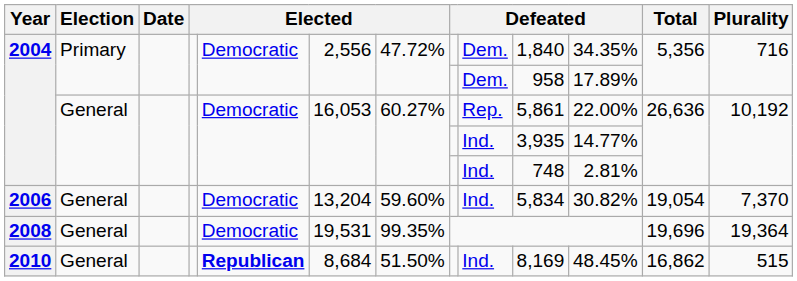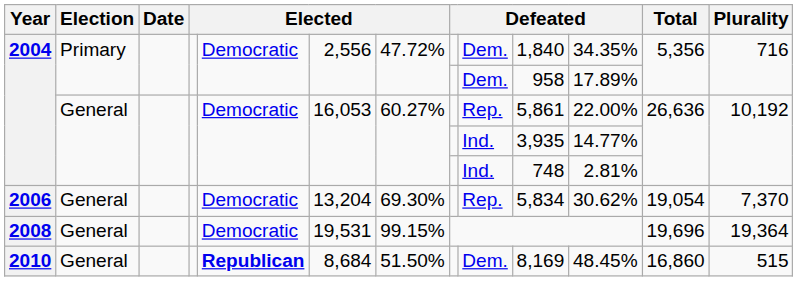(412, 200) 59.60% -> (412, 200) 69.30%
(478, 200) Ind. -> (482, 200) Rep.
(605, 200) 30.82% -> (605, 200) 30.62%
(412, 230) 99.35% -> (412, 230) 99.15%
(478, 261) Ind. -> (485, 261) Dem.
(675, 261) 16,862 -> (675, 261) 16,860
